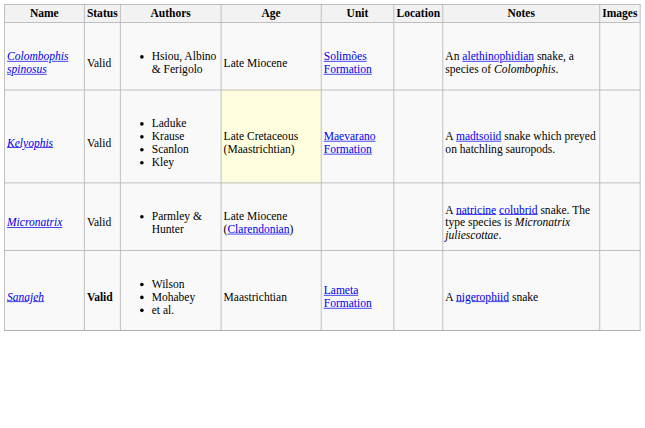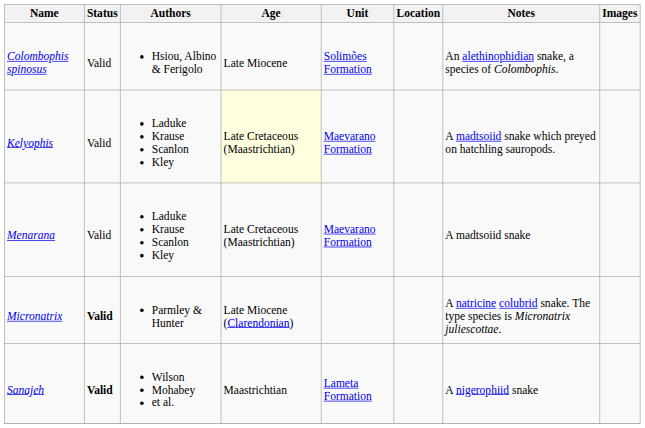+ row: (31, 236)
(99, 223) normal -> (100, 316) bold
